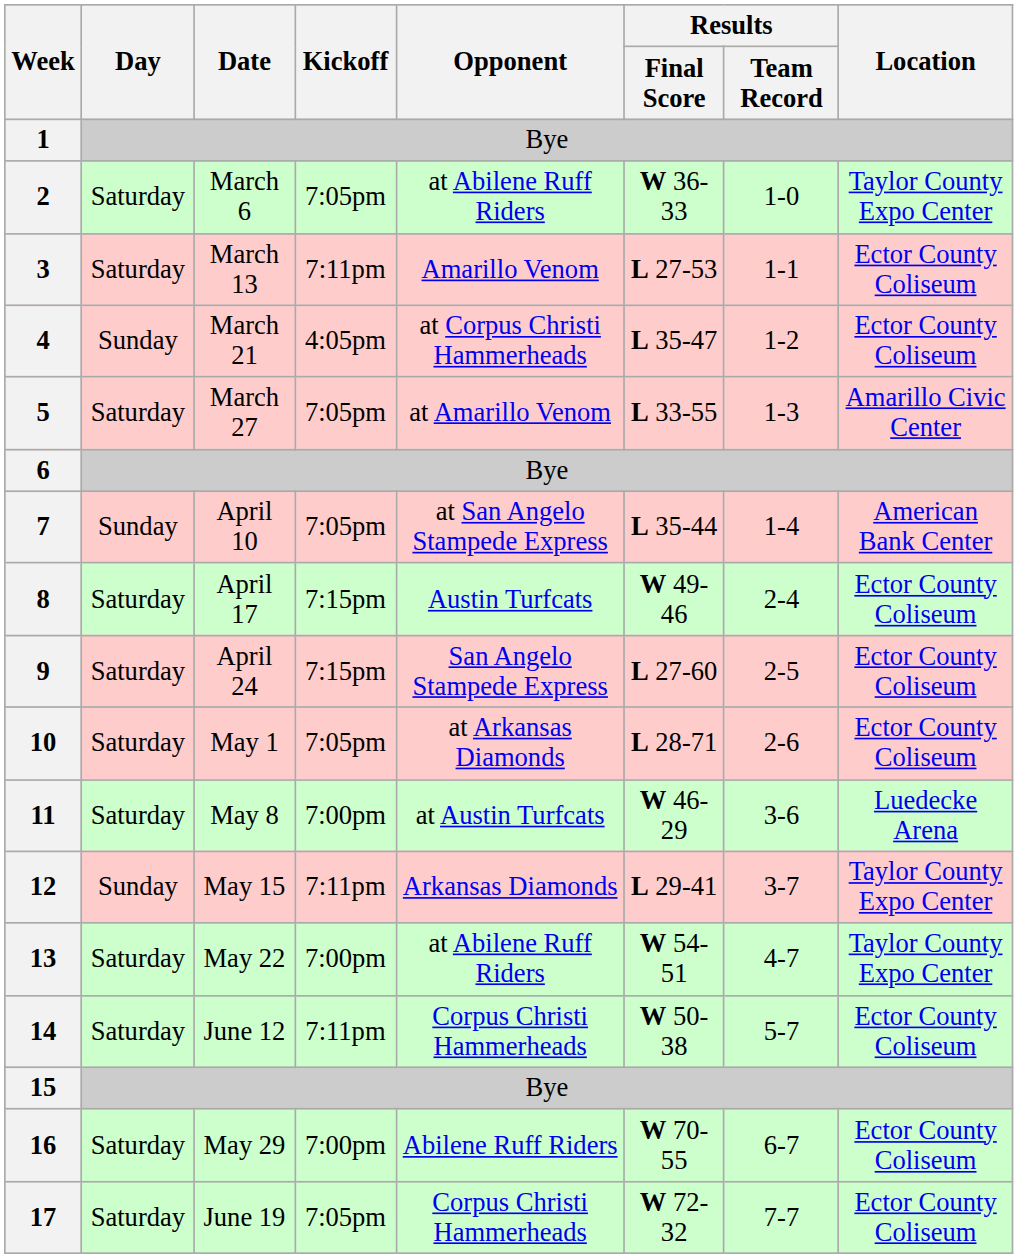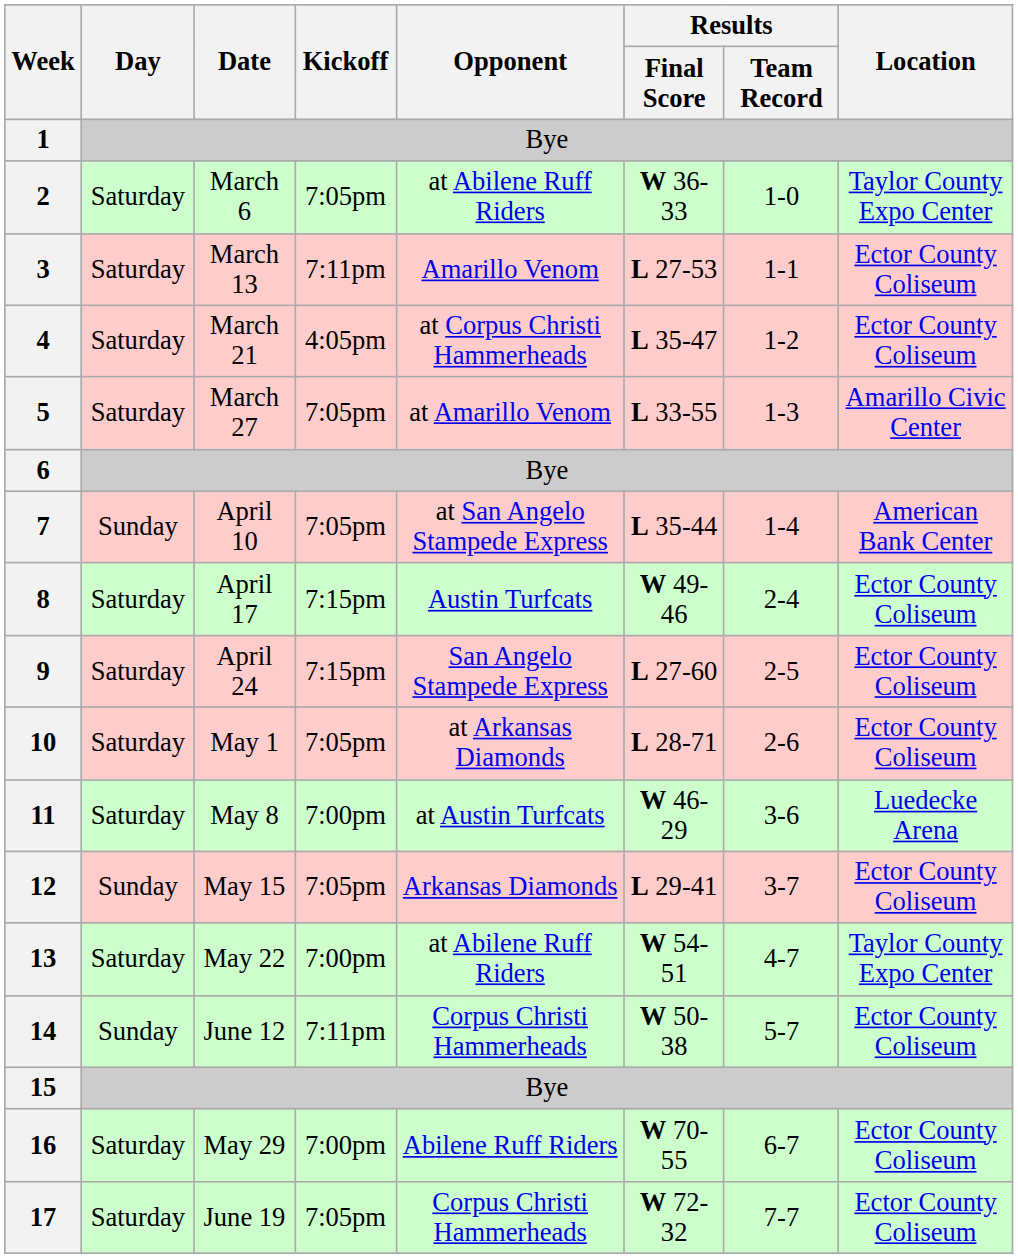(138, 340) Sunday -> (138, 340) Saturday
(345, 886) 7:11pm -> (345, 886) 7:05pm
(926, 886) Taylor County Expo Center -> (926, 886) Ector County Coliseum
(138, 1030) Saturday -> (138, 1030) Sunday
